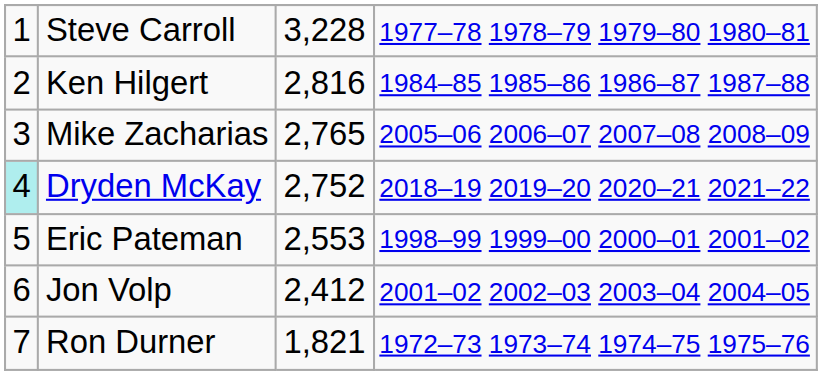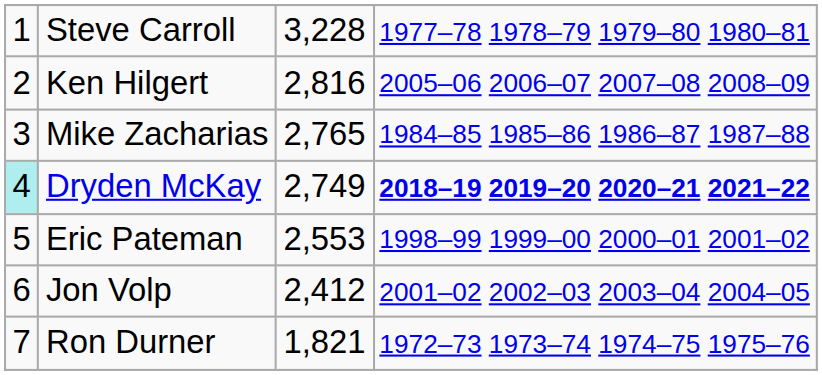(595, 83) 1984–85 1985–86 1986–87 1987–88 -> (595, 83) 2005–06 2006–07 2007–08 2008–09
(595, 135) 2005–06 2006–07 2007–08 2008–09 -> (595, 135) 1984–85 1985–86 1986–87 1987–88
(325, 186) 2,752 -> (325, 186) 2,749
(595, 187) normal -> (595, 187) bold
